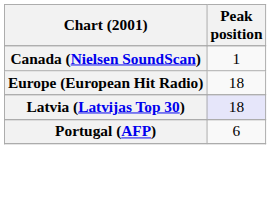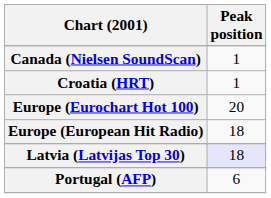+ row: (106, 82)
+ row: (106, 107)
